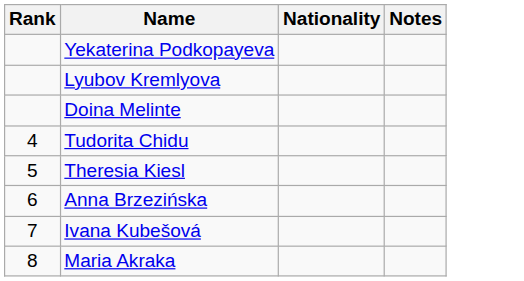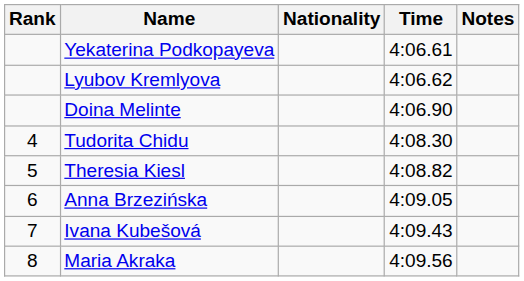+ column: (421, 19)
